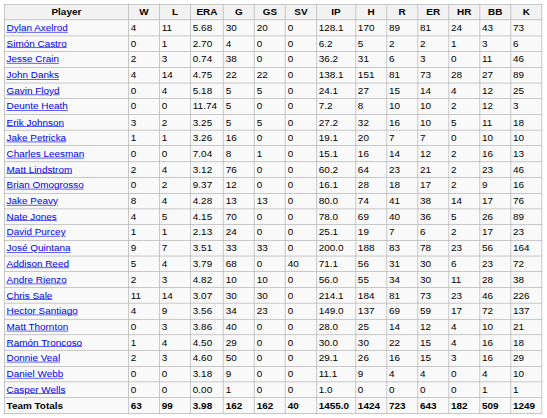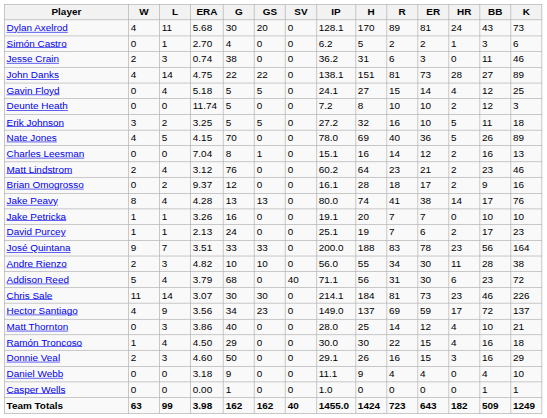rows swapped: (32, 216) <-> (36, 138)
rows swapped: (38, 264) <-> (37, 279)
